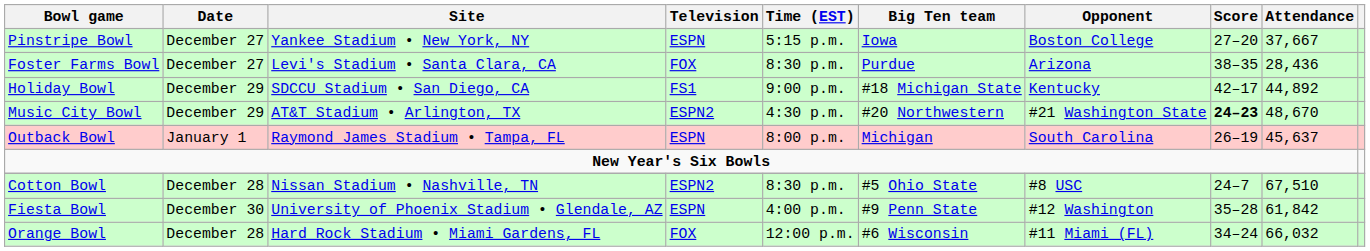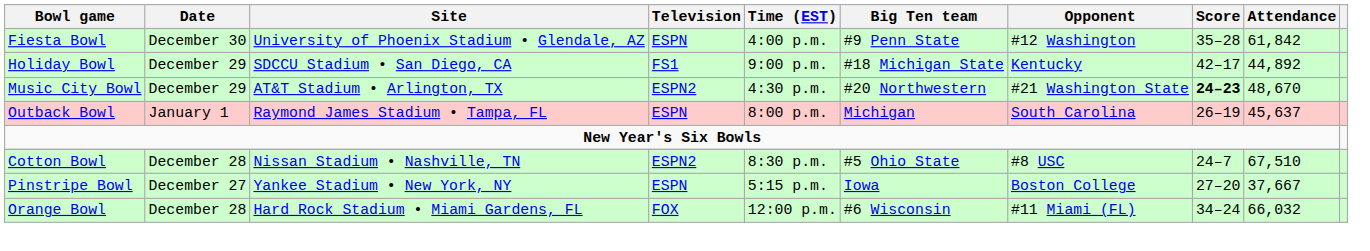rows swapped: (70, 41) <-> (57, 210)
- row: (84, 65)
